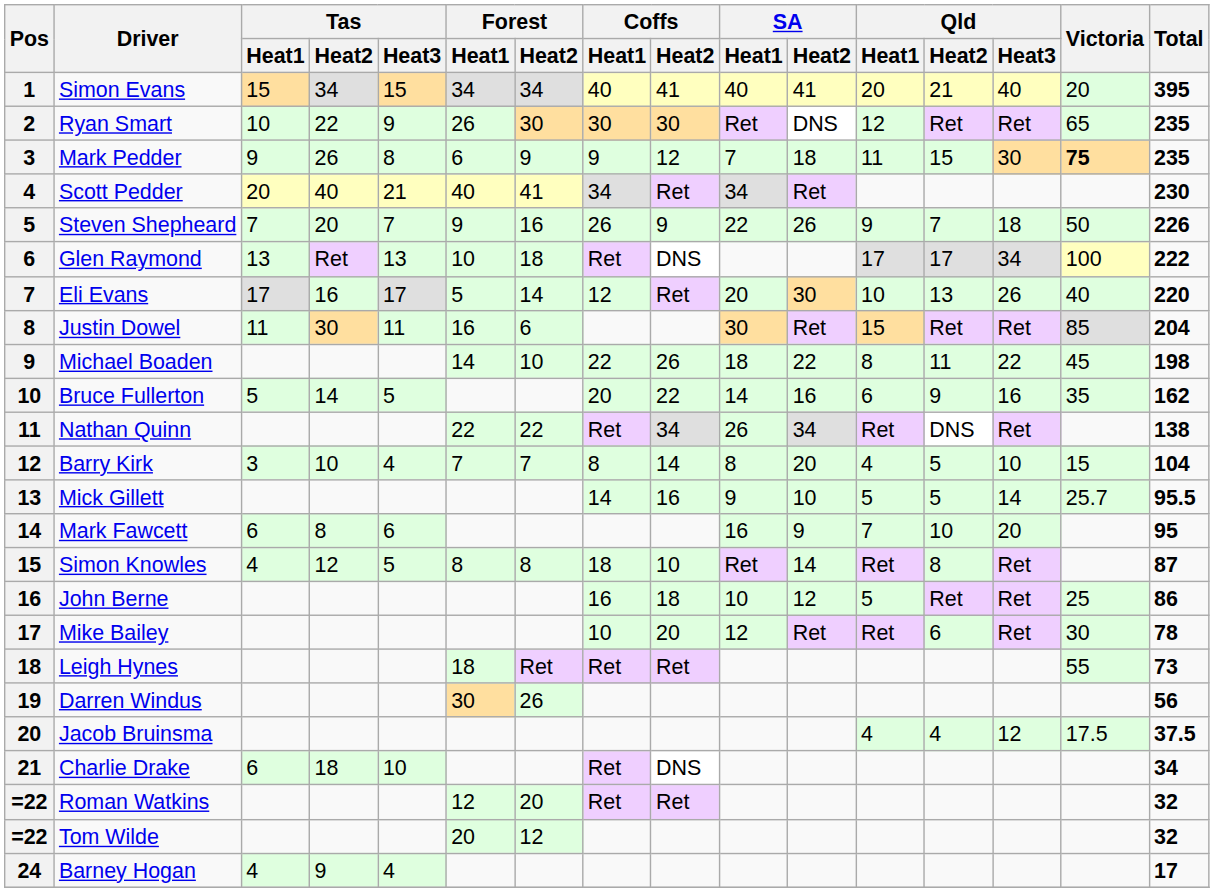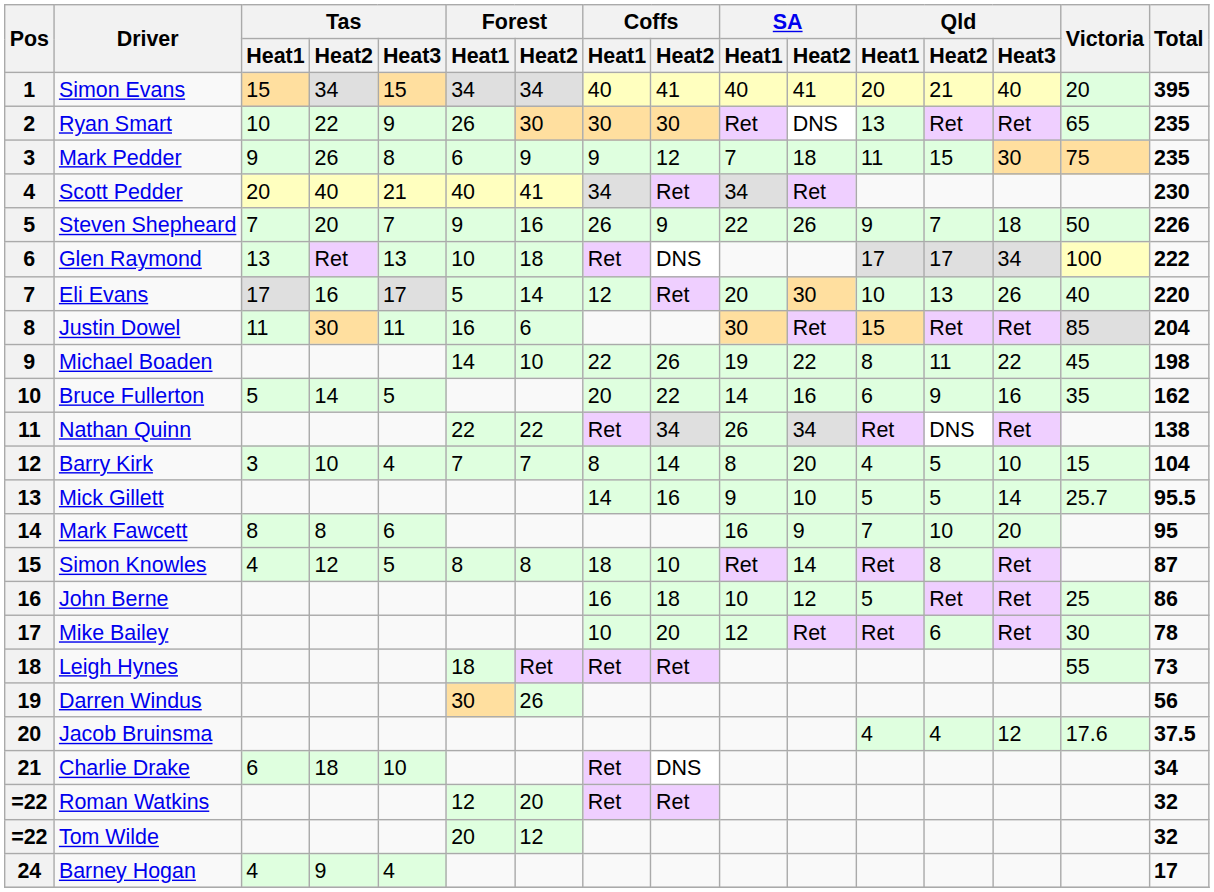(873, 124) 12 -> (873, 124) 13
(1078, 158) bold -> (1078, 158) normal
(736, 361) 18 -> (736, 361) 19
(252, 531) 6 -> (252, 531) 8
(1087, 734) 17.5 -> (1087, 734) 17.6
